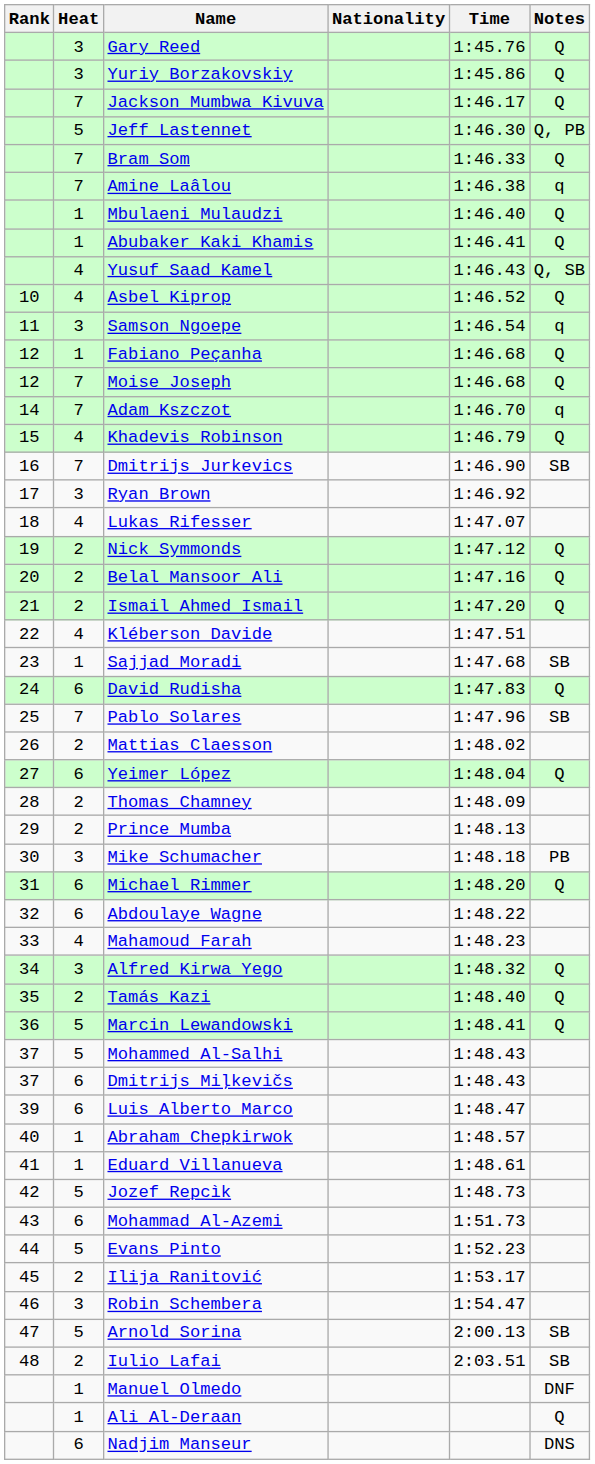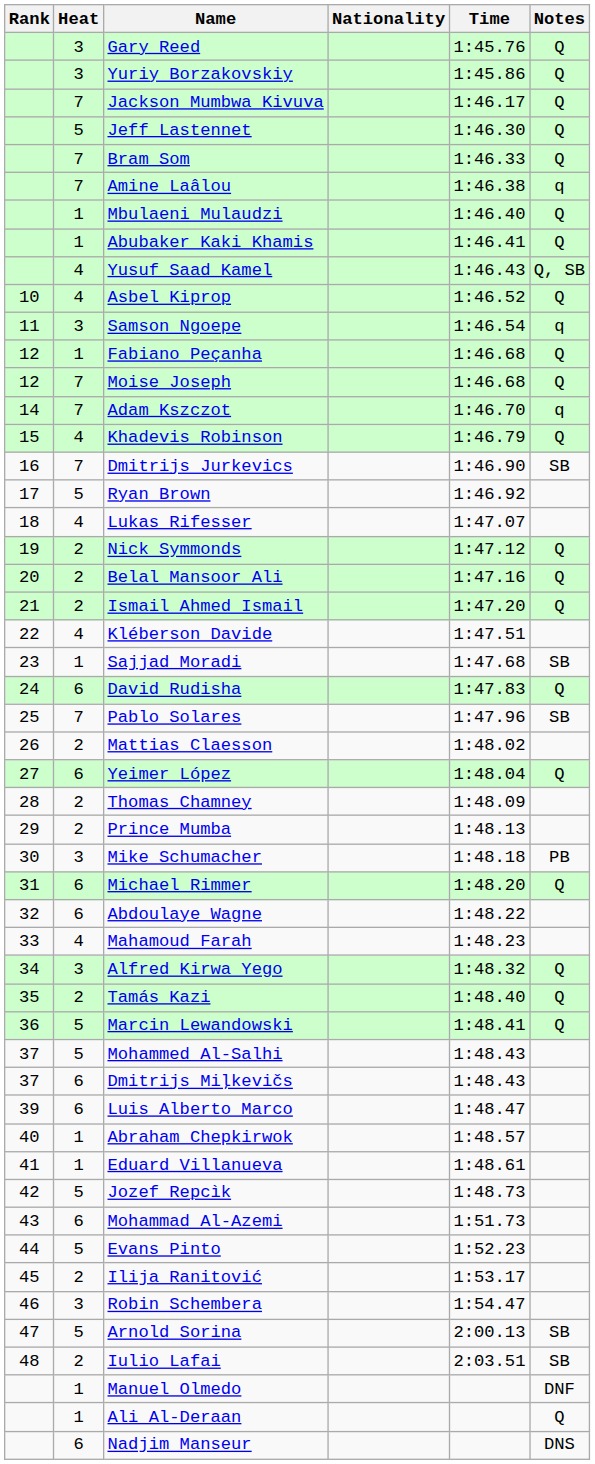(559, 131) Q, PB -> (559, 131) Q
(79, 494) 3 -> (79, 494) 5
